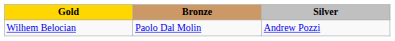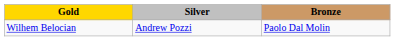columns swapped: (326, 12) <-> (197, 12)
